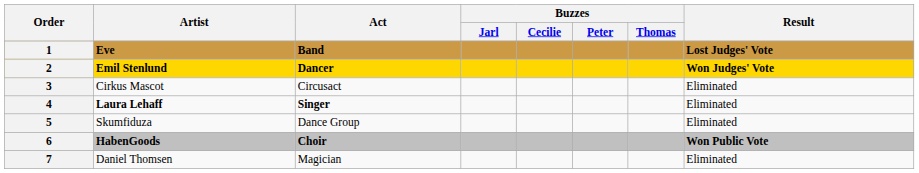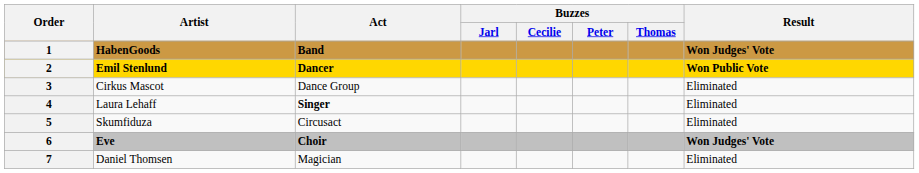(105, 50) Eve -> (128, 50) HabenGoods
(730, 50) Lost Judges' Vote -> (730, 50) Won Judges' Vote
(730, 68) Won Judges' Vote -> (727, 68) Won Public Vote
(320, 86) Circusact -> (329, 86) Dance Group
(129, 104) bold -> (126, 104) normal
(329, 123) Dance Group -> (320, 123) Circusact
(128, 141) HabenGoods -> (105, 141) Eve
(727, 141) Won Public Vote -> (730, 141) Won Judges' Vote
